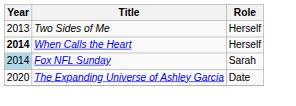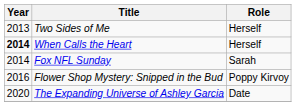(18, 61) lightblue background -> (18, 61) no background
+ row: (128, 77)
